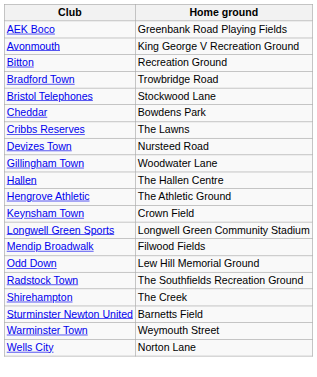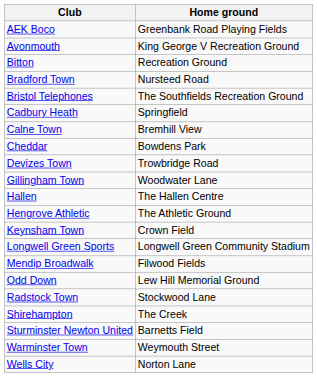(178, 79) Trowbridge Road -> (173, 79) Nursteed Road
(177, 96) Stockwood Lane -> (221, 96) The Southfields Recreation Ground
+ row: (42, 113)
+ row: (34, 130)
- row: (46, 130)
(173, 146) Nursteed Road -> (178, 163) Trowbridge Road
(221, 280) The Southfields Recreation Ground -> (177, 297) Stockwood Lane
